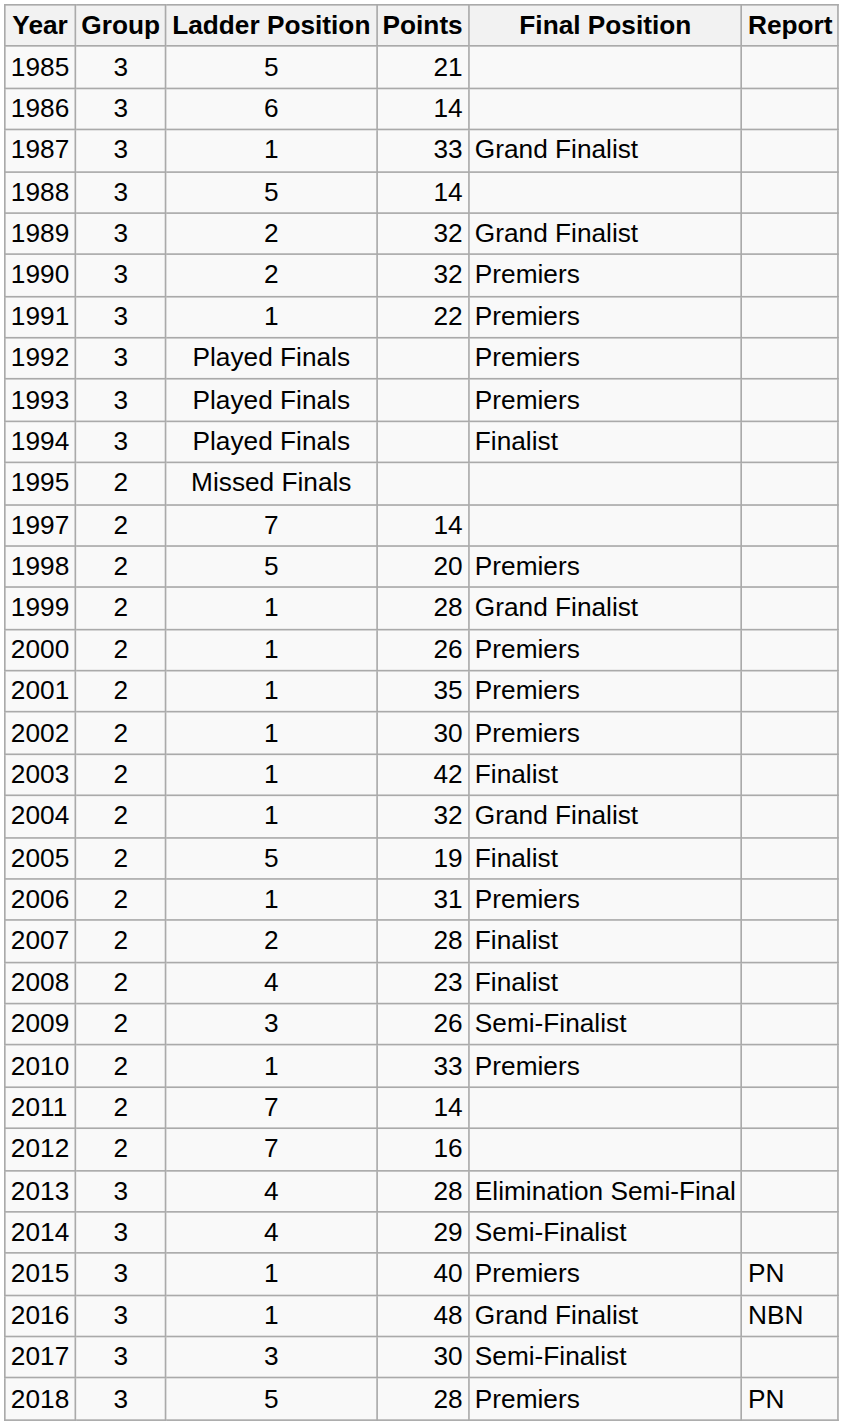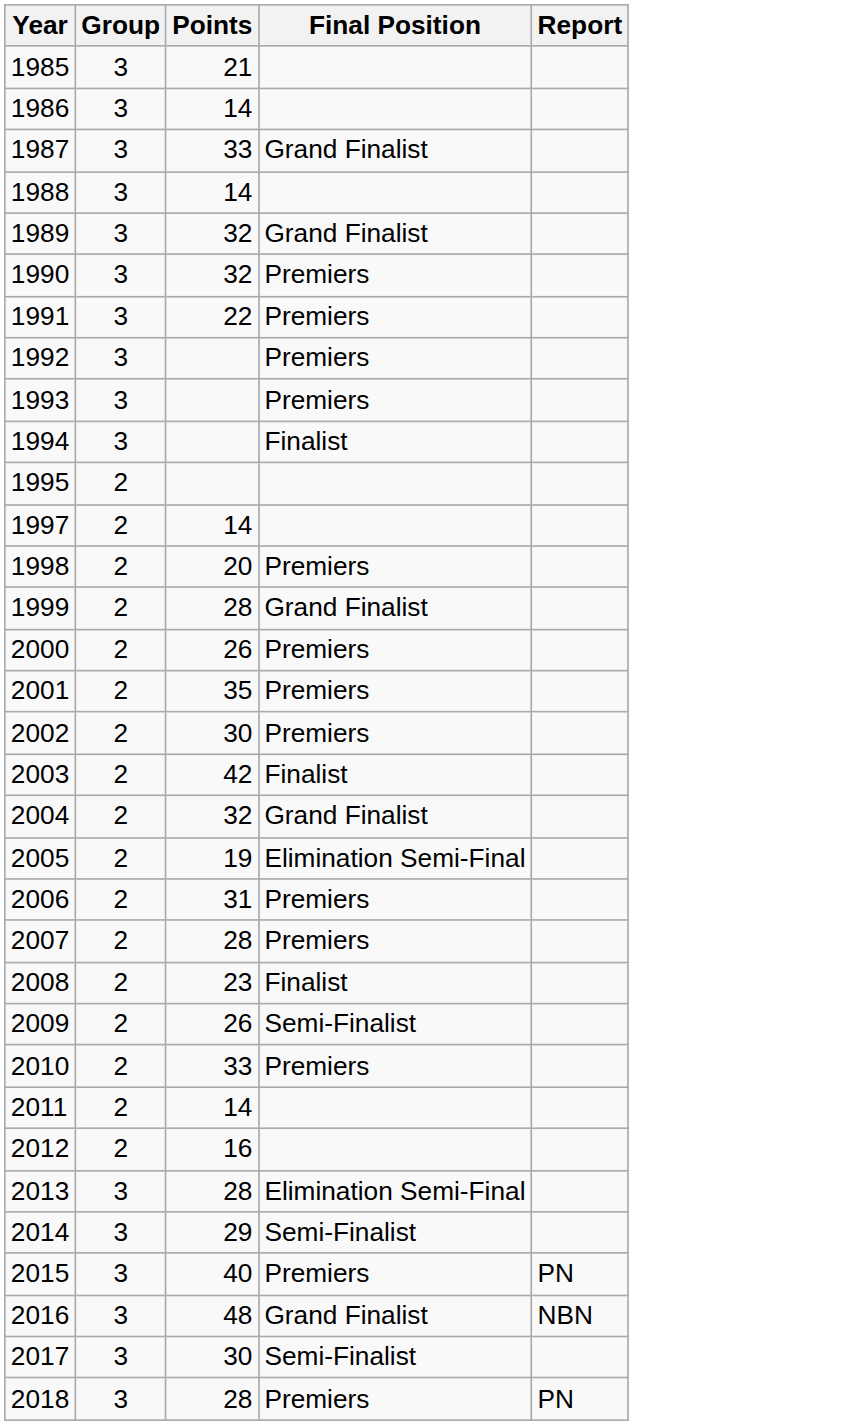- column: (271, 25)
(516, 857) Finalist -> (395, 857) Elimination Semi-Final
(516, 940) Finalist -> (317, 940) Premiers
